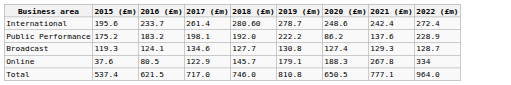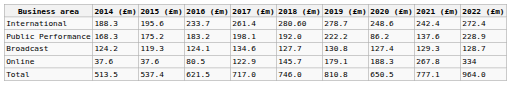+ column: (116, 11)
